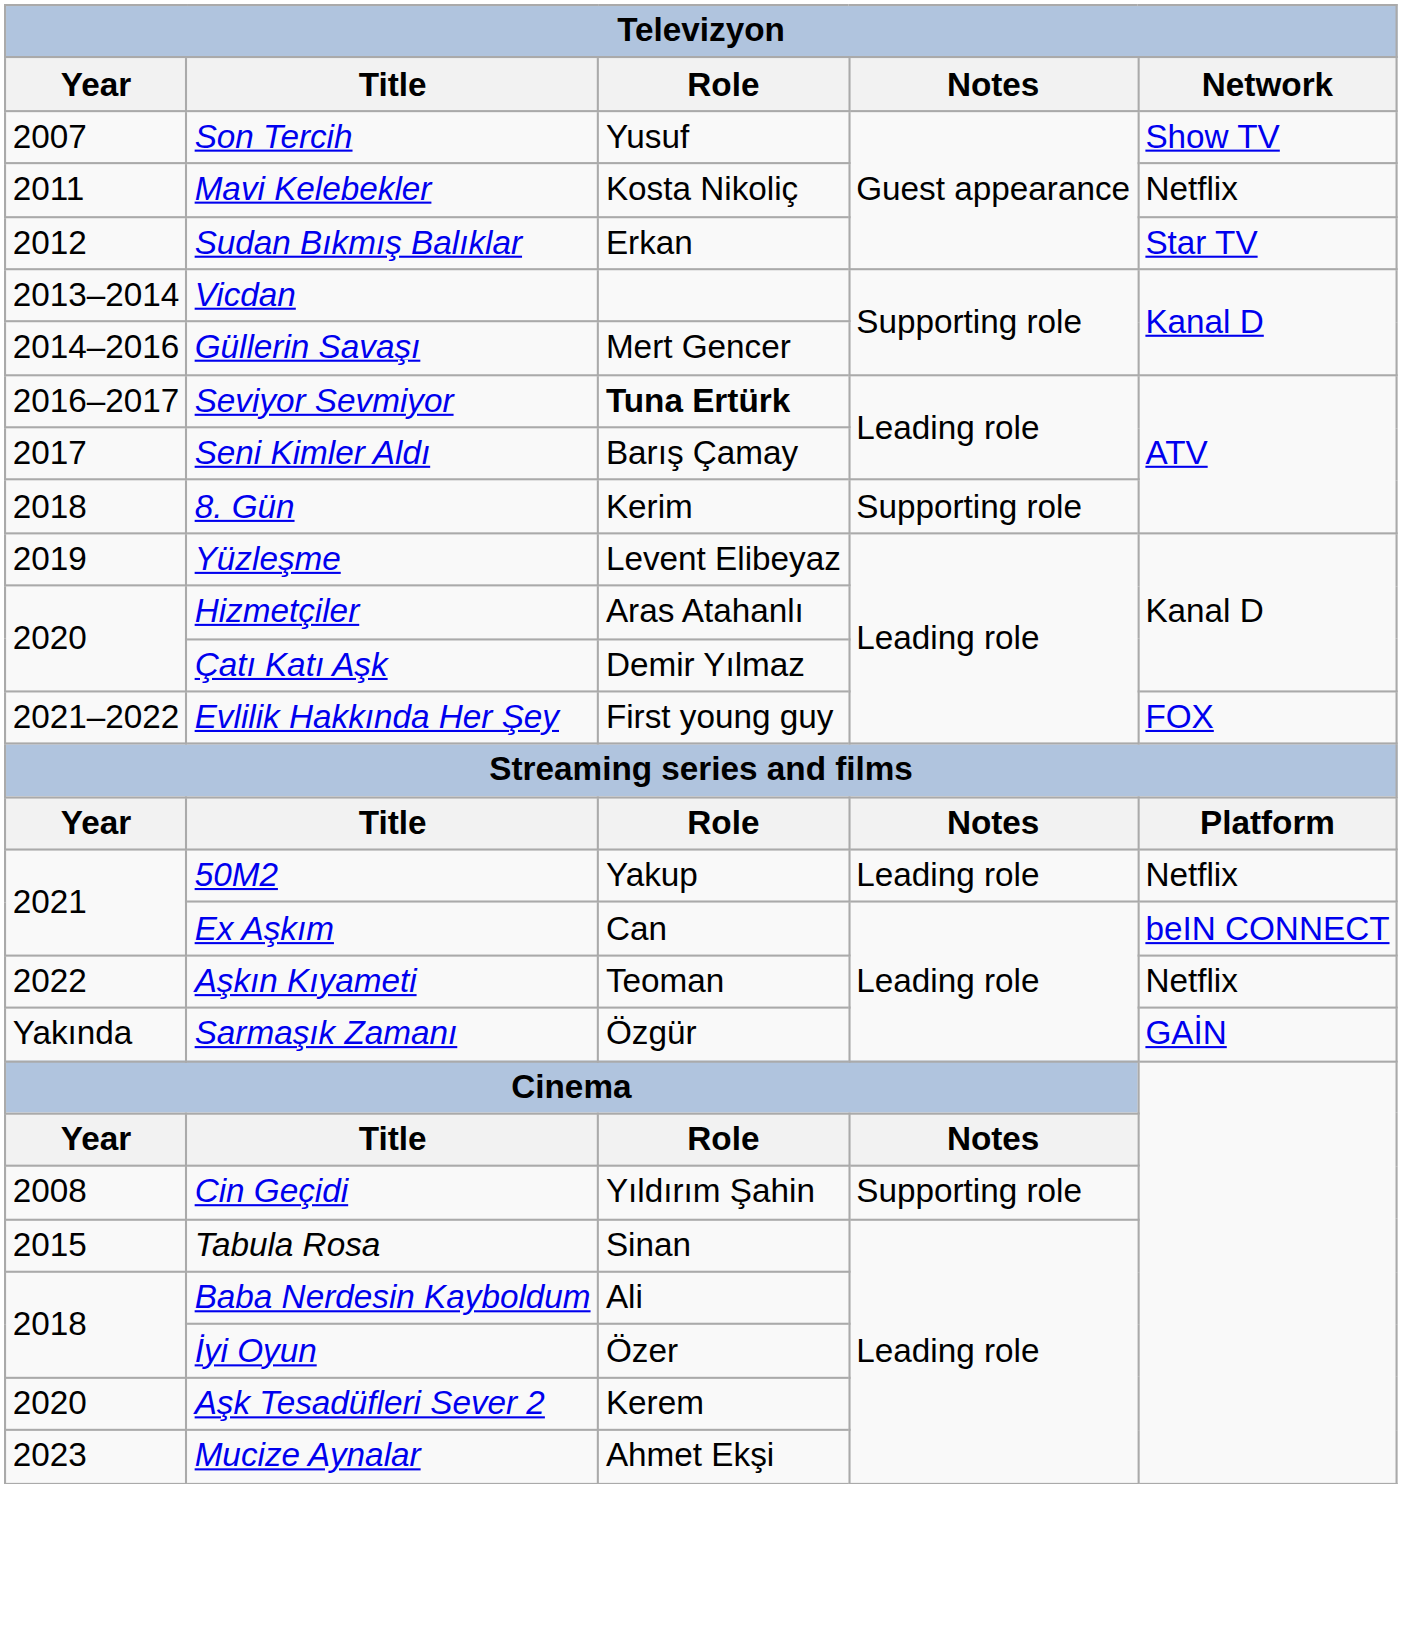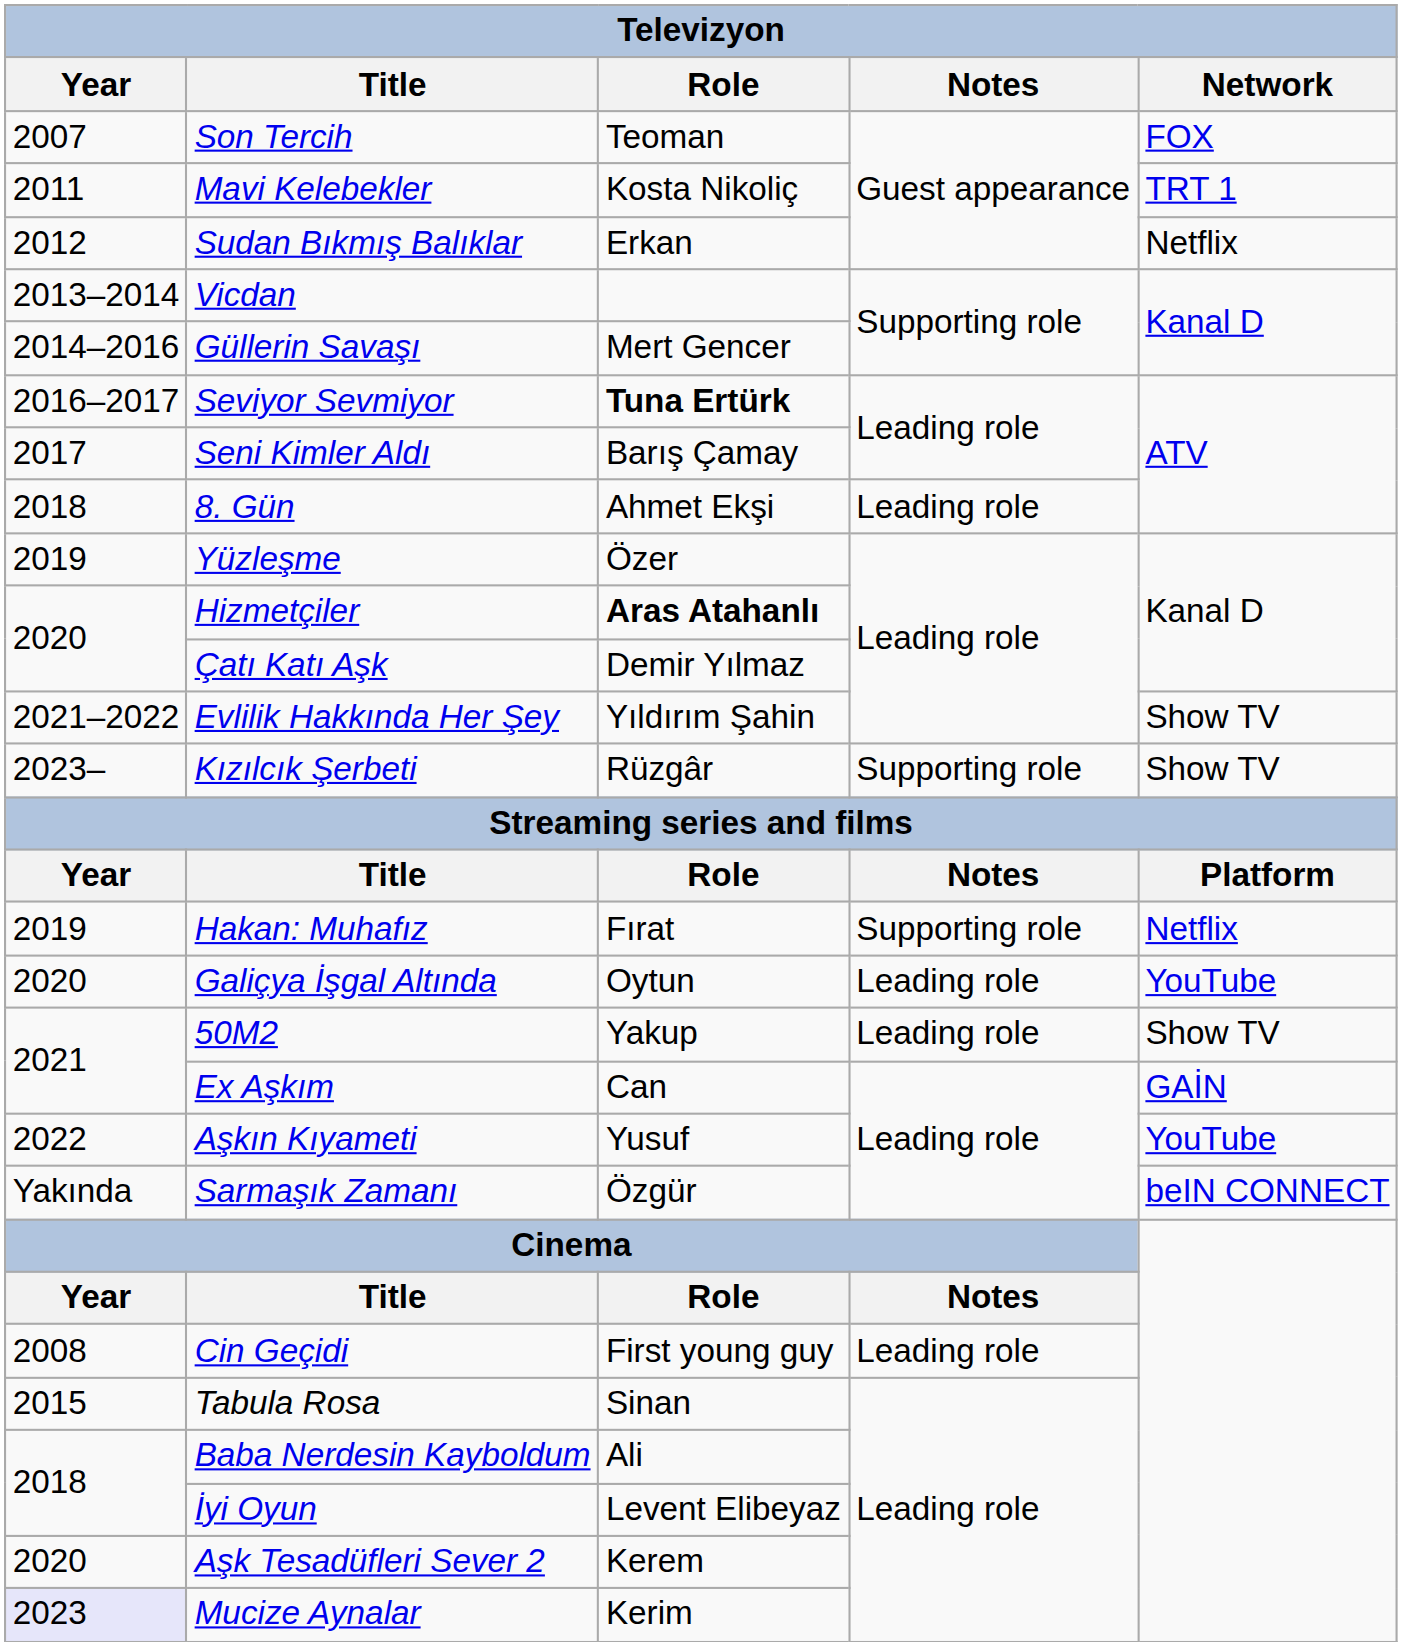(648, 136) Yusuf -> (665, 136) Teoman
(1213, 136) Show TV -> (1180, 136) FOX
(1192, 189) Netflix -> (1191, 189) TRT 1
(1202, 242) Star TV -> (1192, 242) Netflix
(649, 505) Kerim -> (690, 505) Ahmet Ekşi
(969, 505) Supporting role -> (948, 505) Leading role
(723, 558) Levent Elibeyaz -> (642, 558) Özer
(705, 611) normal -> (713, 611) bold
(720, 717) First young guy -> (710, 717) Yıldırım Şahin
(1180, 717) FOX -> (1213, 717) Show TV
+ row: (306, 769)
+ row: (311, 928)
+ row: (346, 980)
(1192, 875) Netflix -> (1213, 1033) Show TV
(1267, 928) beIN CONNECT -> (1186, 1086) GAİN
(665, 980) Teoman -> (648, 1139) Yusuf
(1192, 980) Netflix -> (1211, 1139) YouTube
(1186, 1033) GAİN -> (1267, 1192) beIN CONNECT
(710, 1192) Yıldırım Şahin -> (720, 1350) First young guy
(969, 1192) Supporting role -> (948, 1350) Leading role
(642, 1350) Özer -> (723, 1508) Levent Elibeyaz
(50, 1455) no background -> (50, 1614) lavender background
(690, 1455) Ahmet Ekşi -> (649, 1614) Kerim
